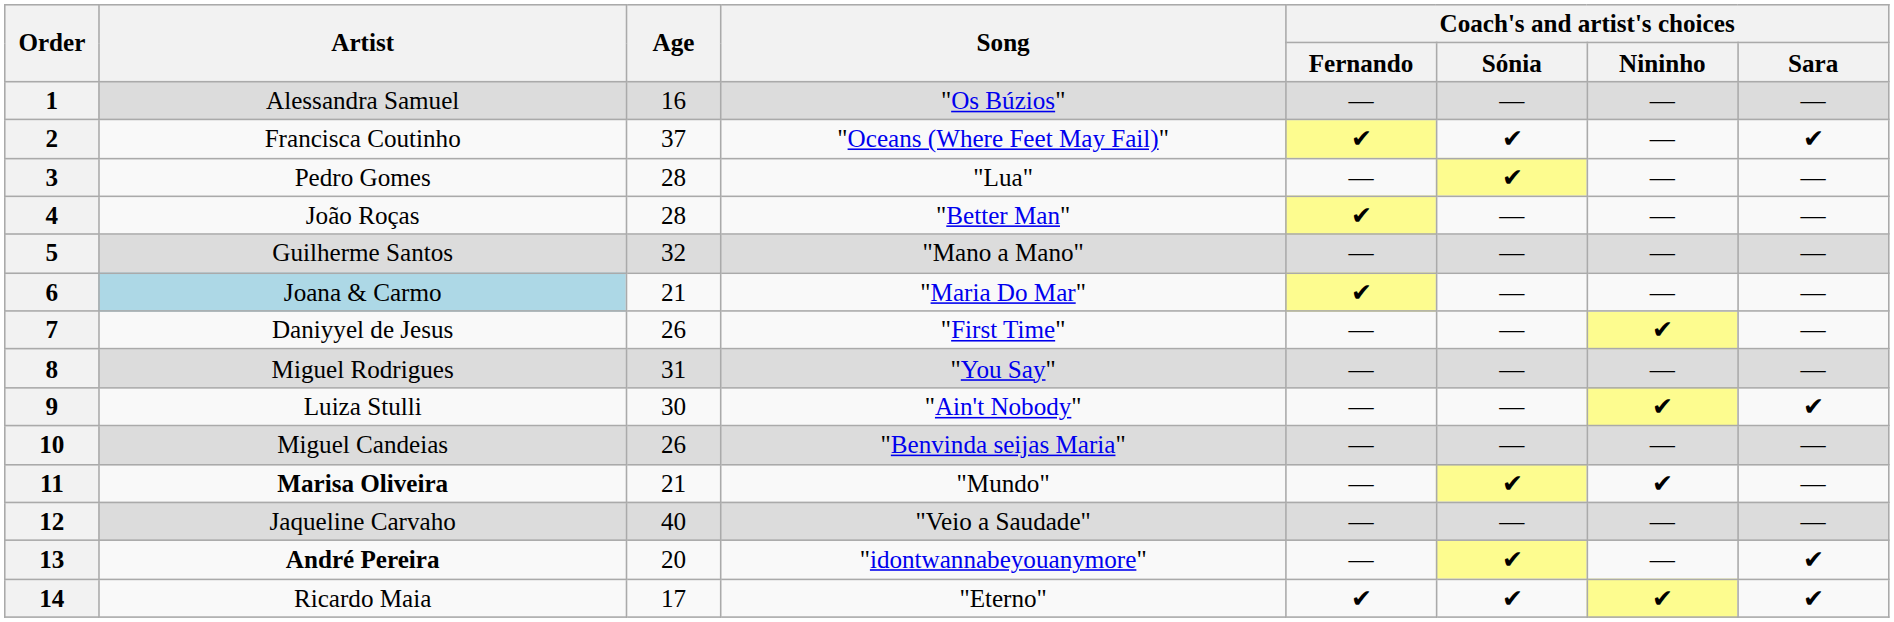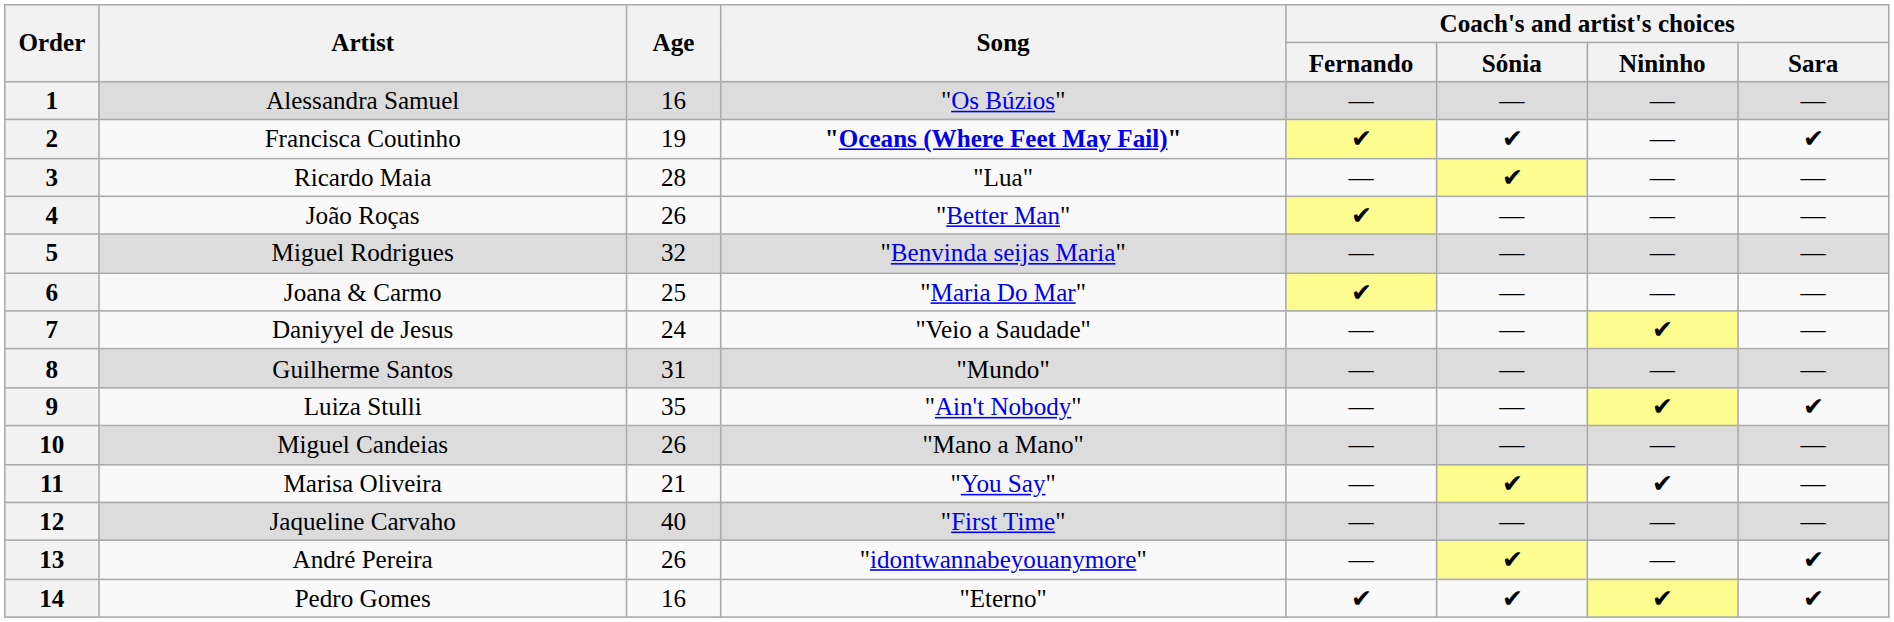(673, 139) 37 -> (673, 139) 19
(1003, 139) normal -> (1003, 139) bold
(363, 177) Pedro Gomes -> (363, 177) Ricardo Maia
(673, 215) 28 -> (673, 215) 26
(363, 254) Guilherme Santos -> (363, 254) Miguel Rodrigues
(1003, 254) "Mano a Mano" -> (1003, 254) "Benvinda seijas Maria"
(363, 292) lightblue background -> (363, 292) no background
(673, 292) 21 -> (673, 292) 25
(673, 330) 26 -> (673, 330) 24
(1003, 330) "First Time" -> (1003, 330) "Veio a Saudade"
(363, 368) Miguel Rodrigues -> (363, 368) Guilherme Santos
(1003, 368) "You Say" -> (1003, 368) "Mundo"
(673, 407) 30 -> (673, 407) 35
(1003, 445) "Benvinda seijas Maria" -> (1003, 445) "Mano a Mano"
(363, 483) bold -> (363, 483) normal
(1003, 483) "Mundo" -> (1003, 483) "You Say"
(1003, 521) "Veio a Saudade" -> (1003, 521) "First Time"
(363, 560) bold -> (363, 560) normal
(673, 560) 20 -> (673, 560) 26
(363, 598) Ricardo Maia -> (363, 598) Pedro Gomes
(673, 598) 17 -> (673, 598) 16
